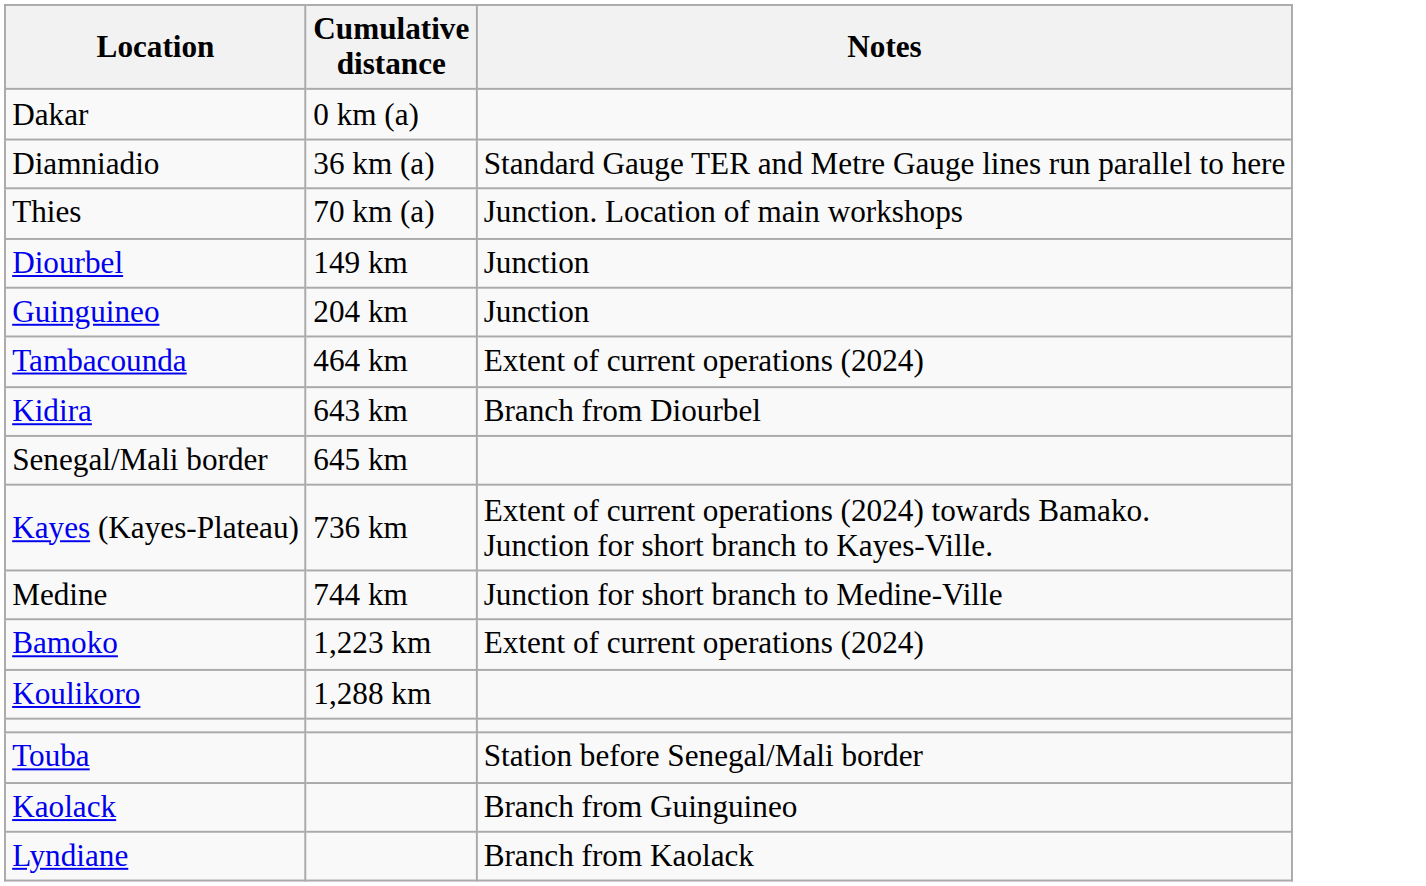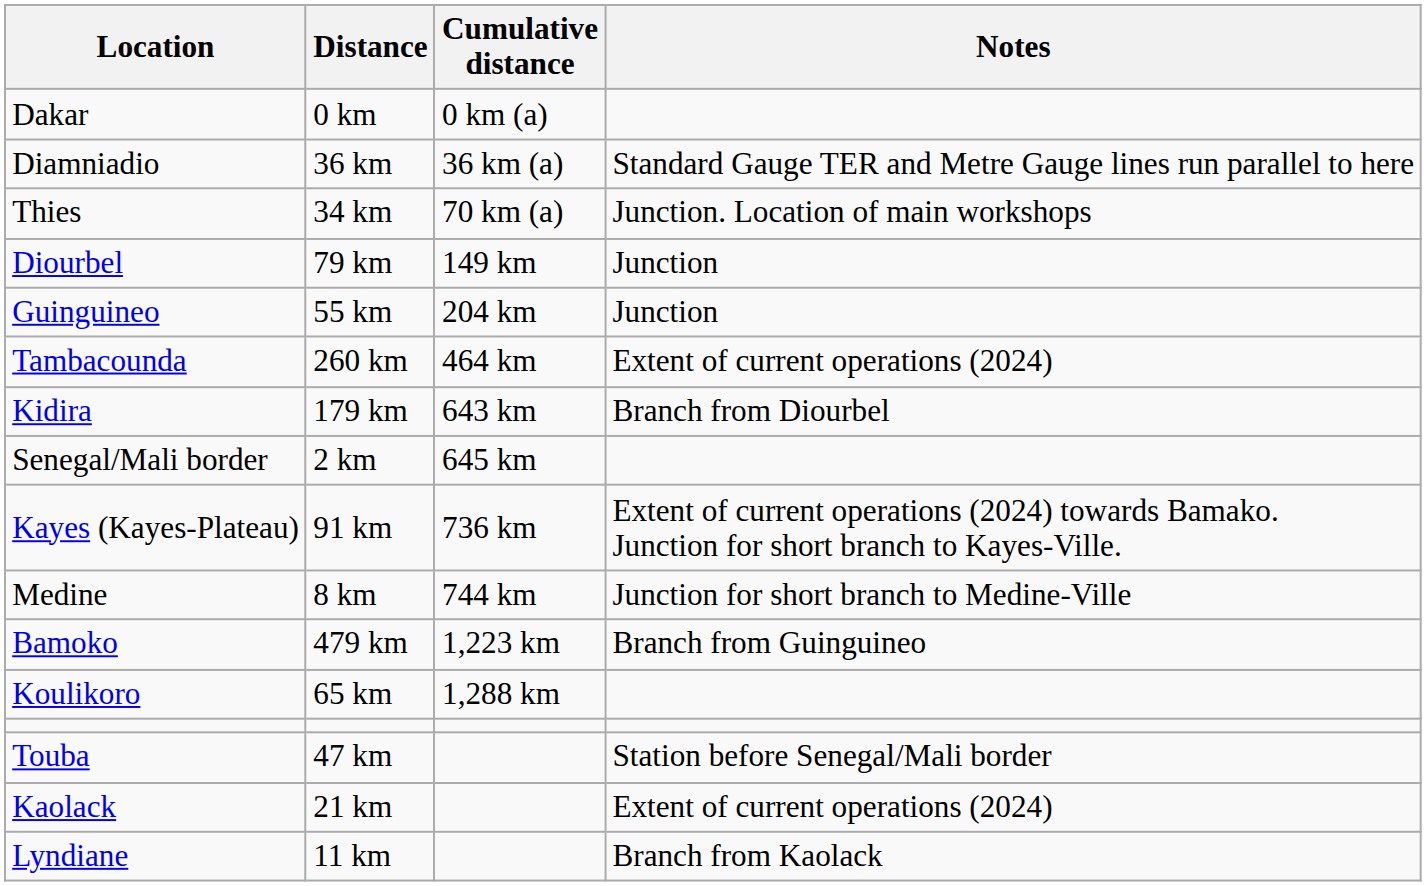+ column: (370, 46)
(704, 643) Extent of current operations (2024) -> (769, 643) Branch from Guinguineo
(641, 806) Branch from Guinguineo -> (832, 806) Extent of current operations (2024)
